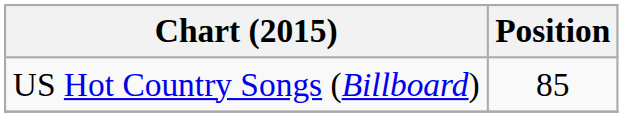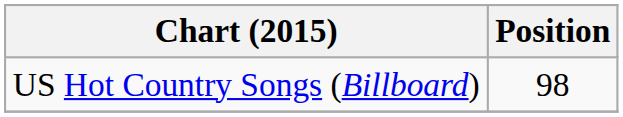(553, 84) 85 -> (553, 84) 98
